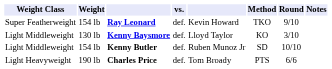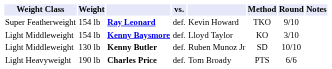(89, 35) 130 lb -> (89, 35) 154 lb
(89, 47) 154 lb -> (89, 47) 130 lb
